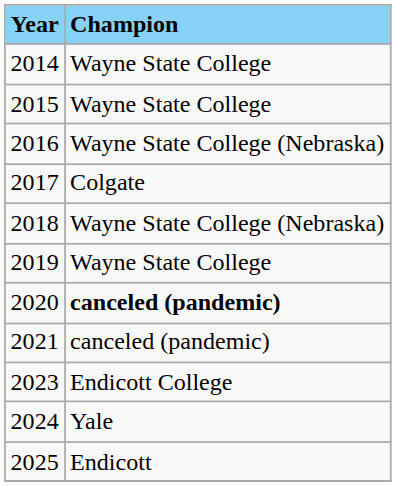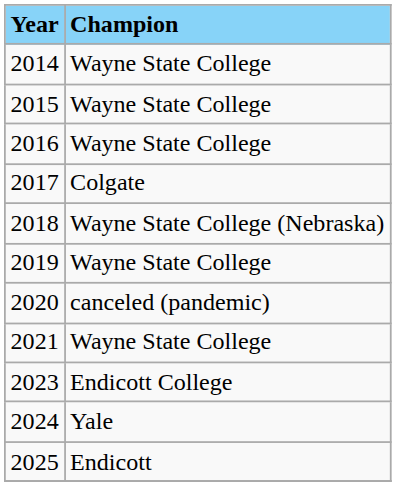(227, 143) Wayne State College (Nebraska) -> (171, 143) Wayne State College
(175, 301) bold -> (170, 301) normal
(170, 341) canceled (pandemic) -> (171, 341) Wayne State College
